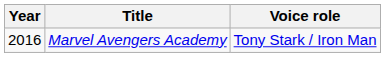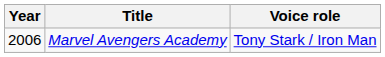(25, 40) 2016 -> (25, 40) 2006
